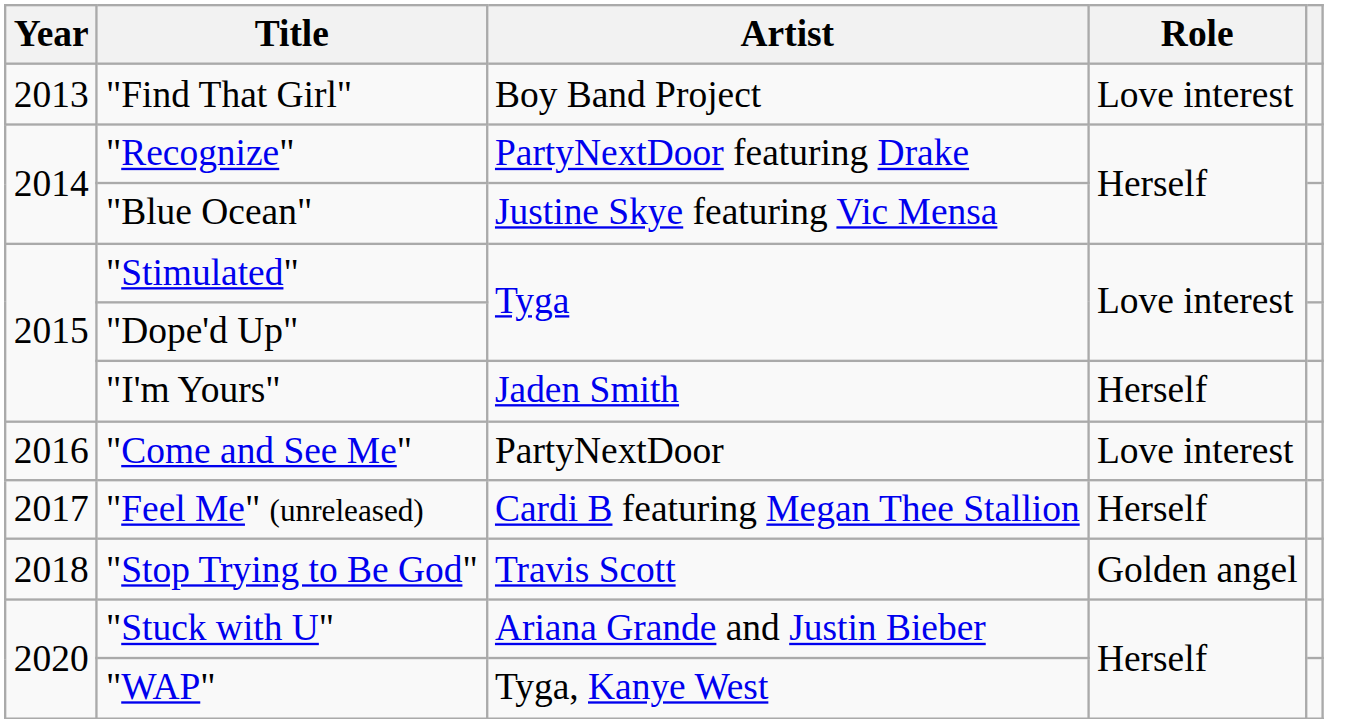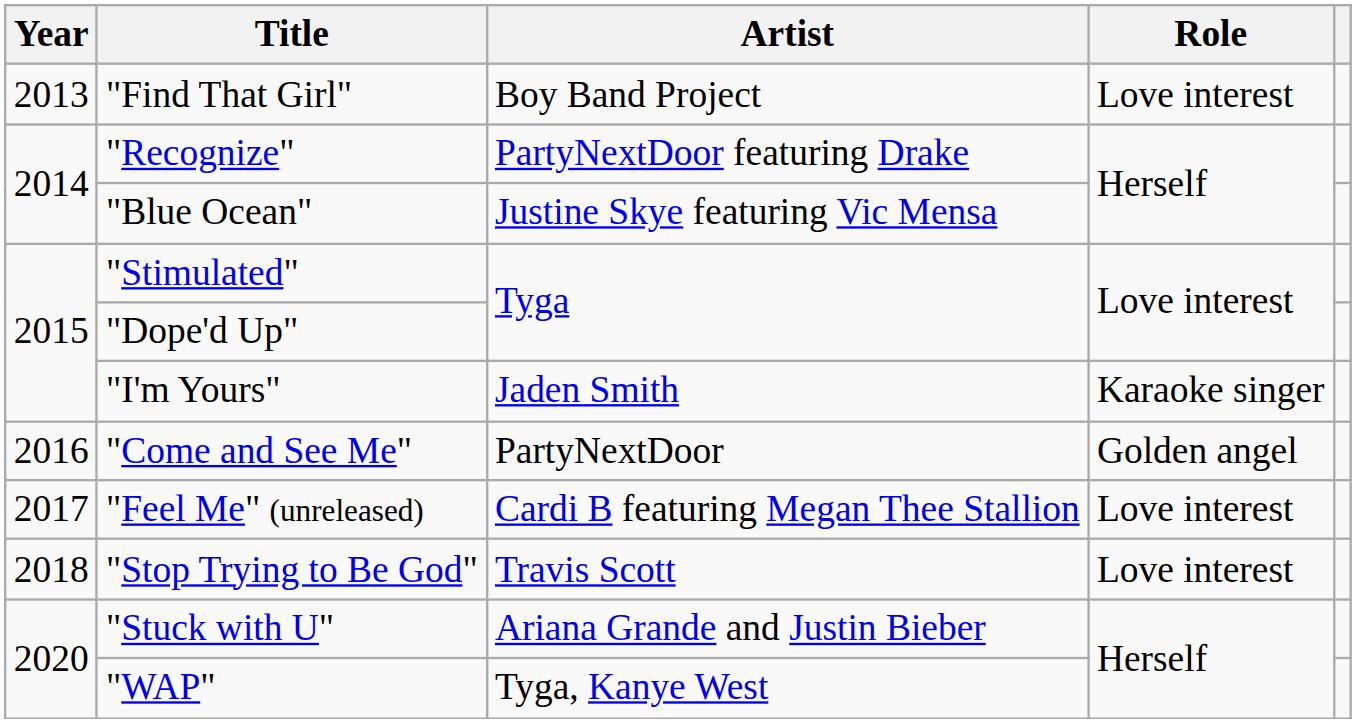(1152, 390) Herself -> (1211, 390) Karaoke singer
(1195, 449) Love interest -> (1197, 449) Golden angel
(1152, 509) Herself -> (1195, 509) Love interest
(1197, 568) Golden angel -> (1195, 568) Love interest
